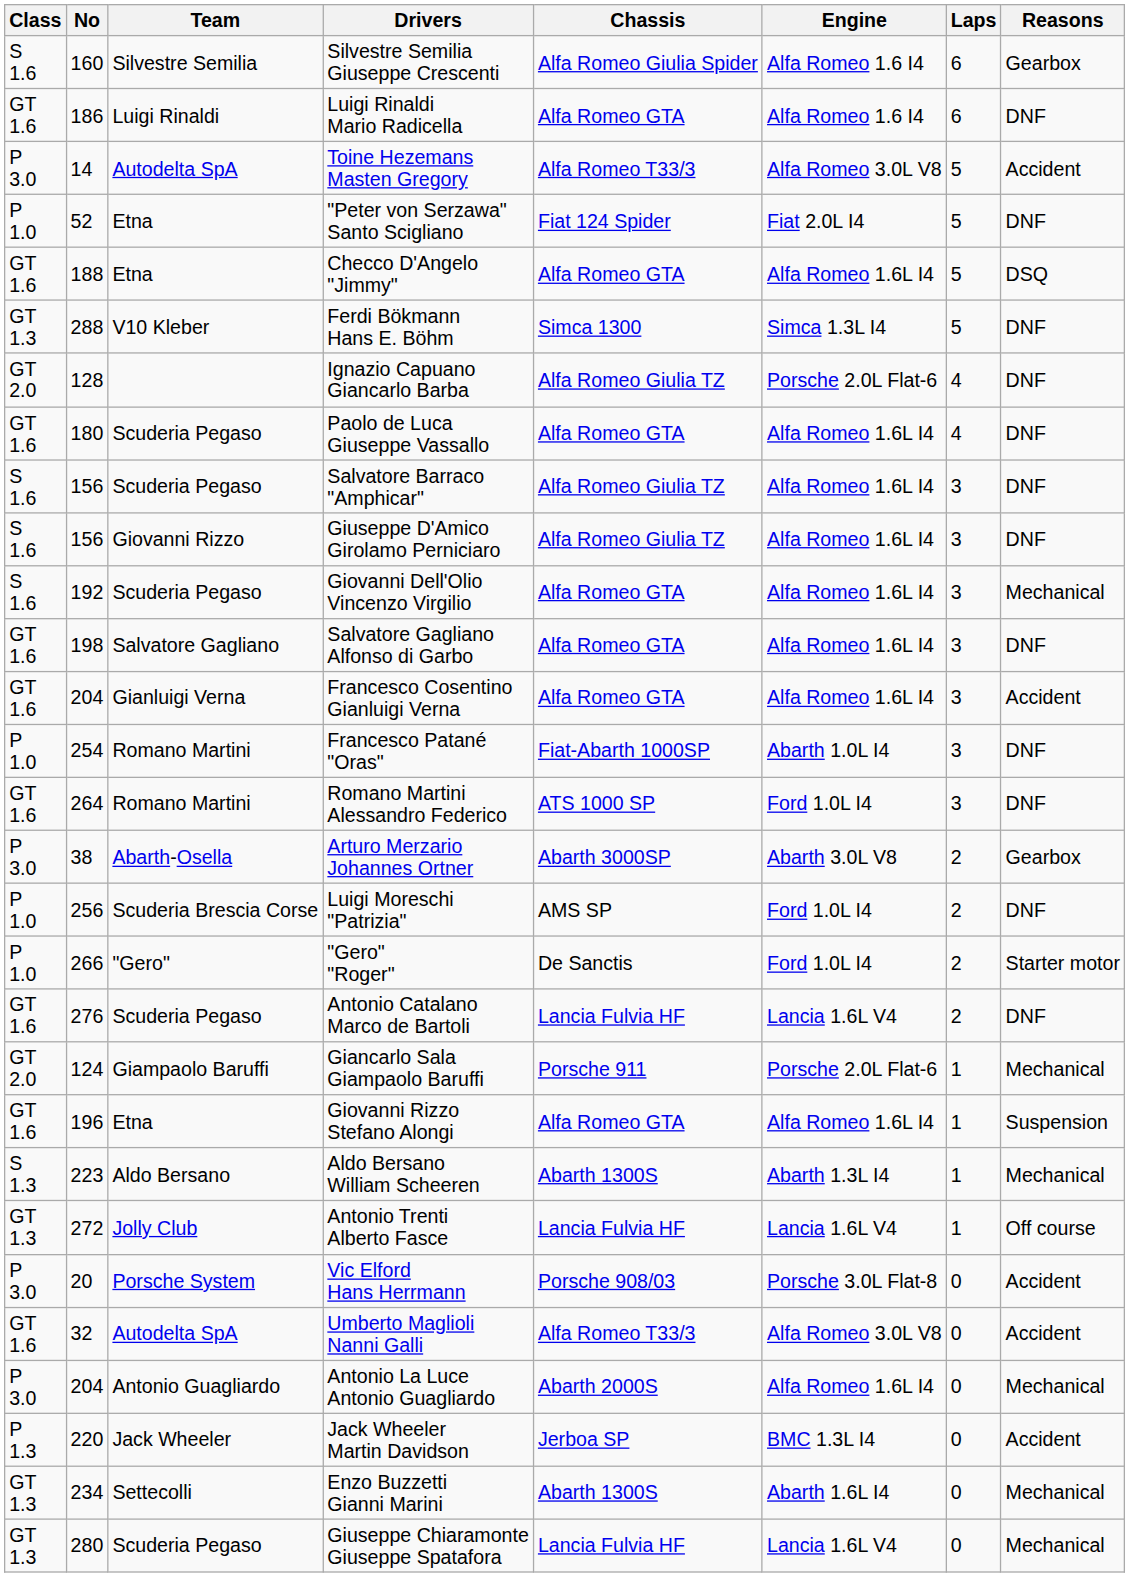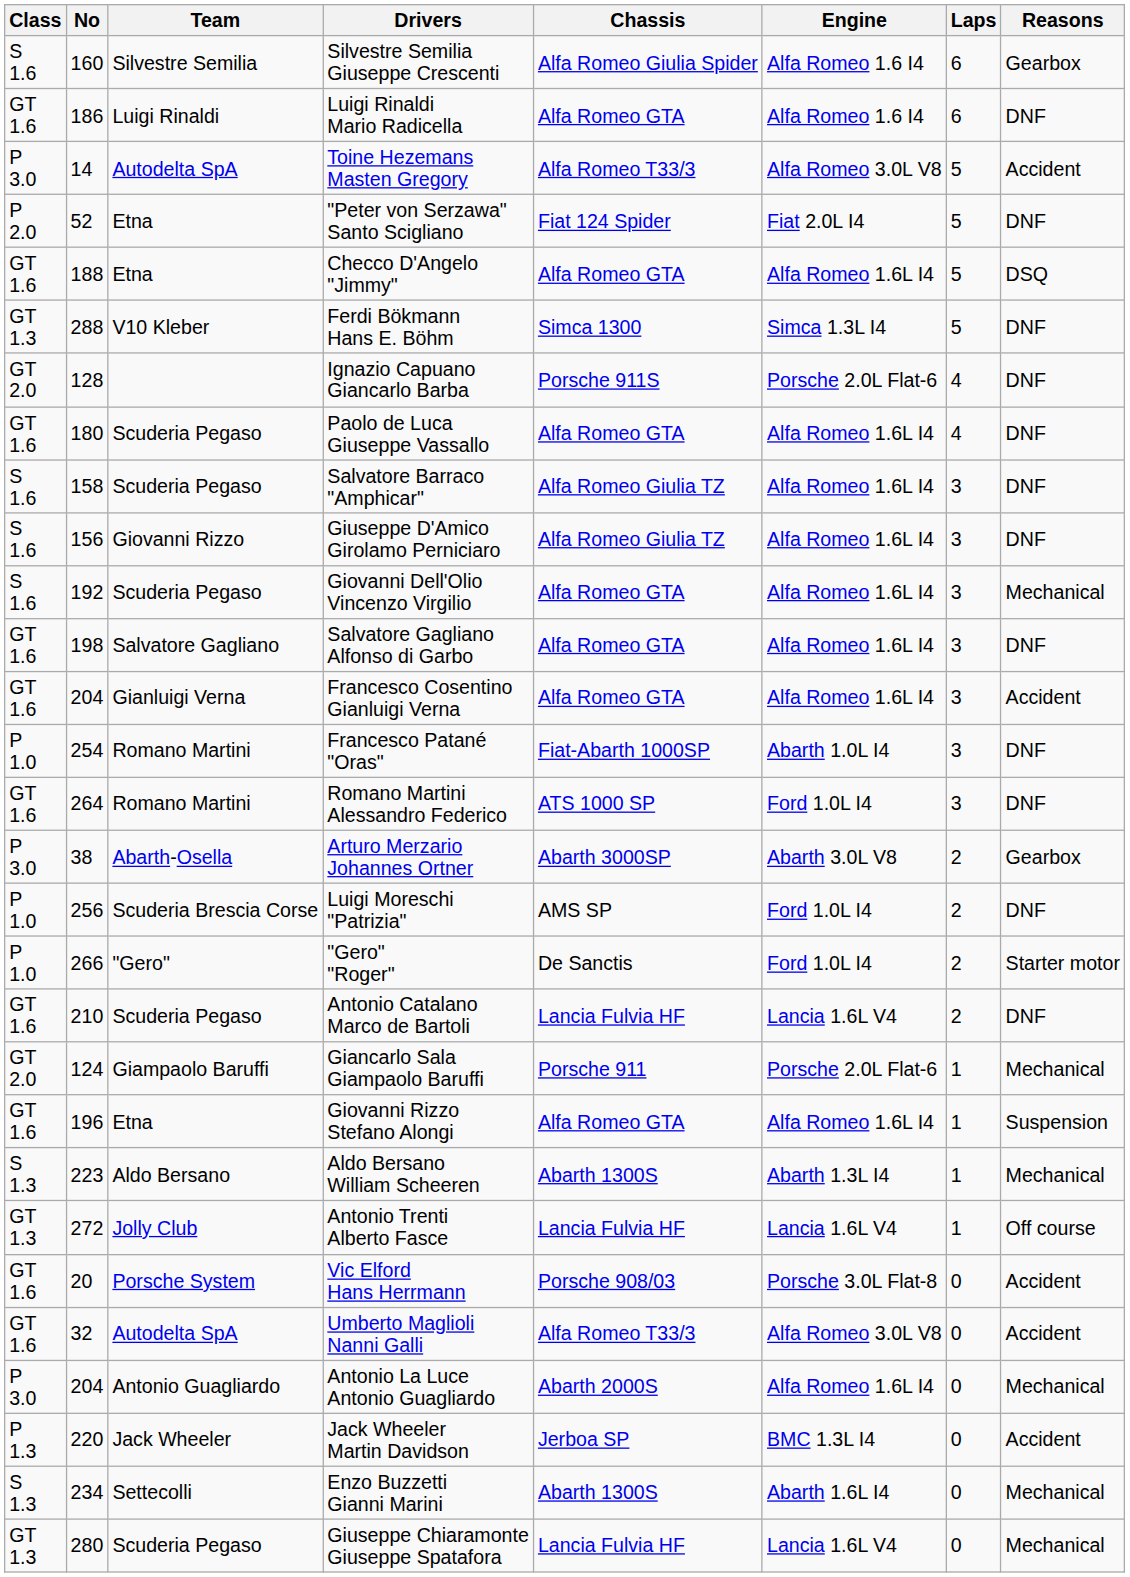(23, 221) P 1.0 -> (23, 221) P 2.0
(631, 380) Alfa Romeo Giulia TZ -> (599, 380) Porsche 911S
(87, 486) 156 -> (87, 486) 158
(87, 1016) 276 -> (87, 1016) 210
(23, 1281) P 3.0 -> (23, 1281) GT 1.6
(23, 1493) GT 1.3 -> (23, 1493) S 1.3
